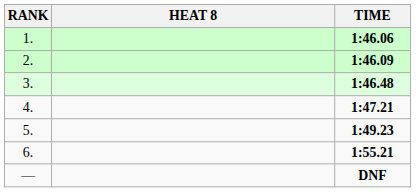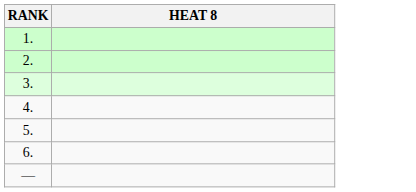- column: (372, 16)
